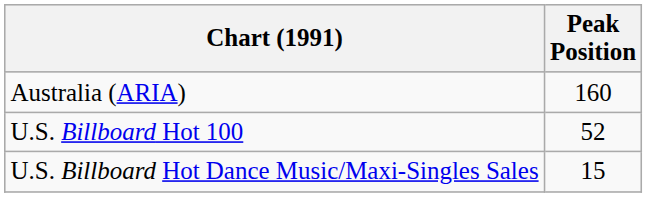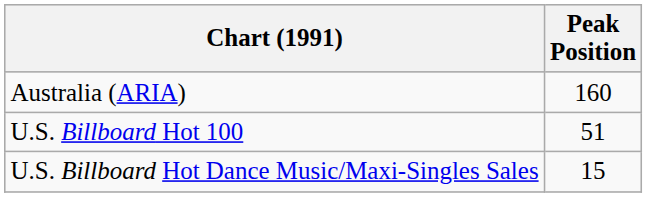(593, 131) 52 -> (593, 131) 51
